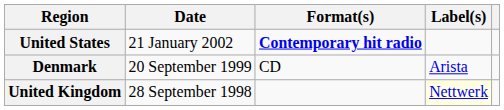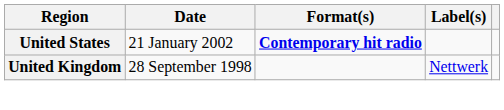- row: (65, 67)
(459, 92) lightyellow background -> (459, 67) no background
